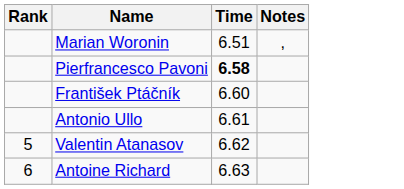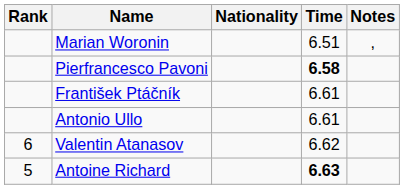+ column: (257, 17)
(234, 94) 6.60 -> (324, 94) 6.61
(28, 145) 5 -> (28, 145) 6
(28, 171) 6 -> (28, 171) 5
(234, 171) normal -> (324, 171) bold
